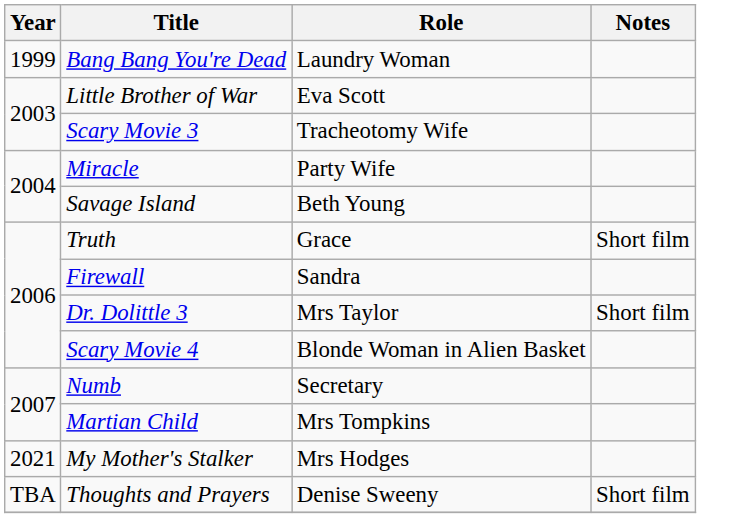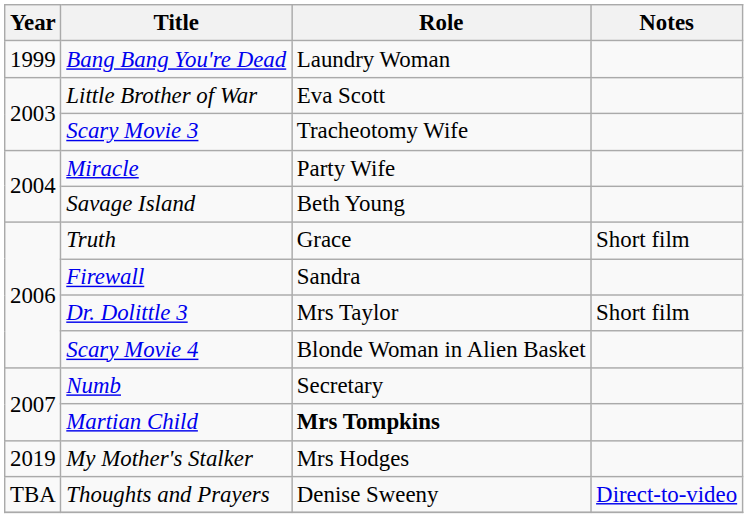(363, 421) normal -> (368, 421) bold
(33, 458) 2021 -> (33, 458) 2019
(643, 494) Short film -> (667, 494) Direct-to-video
